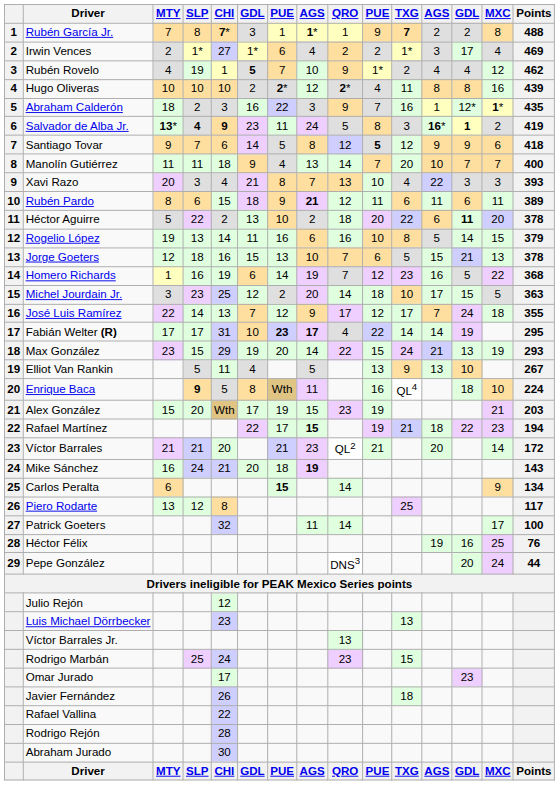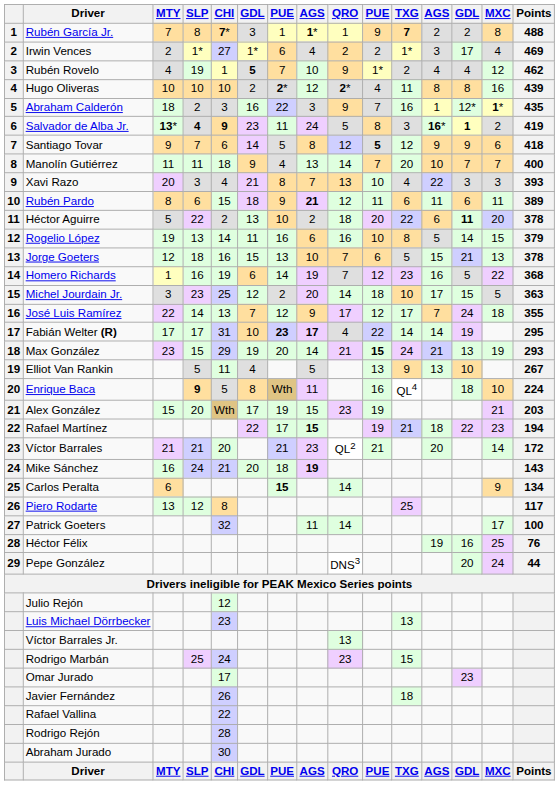(345, 351) 22 -> (345, 351) 21
(377, 351) normal -> (377, 351) bold
